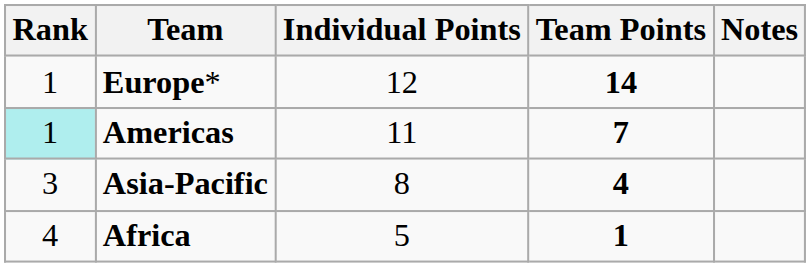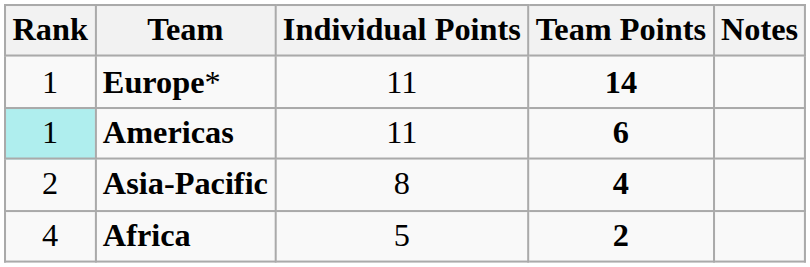(402, 81) 12 -> (402, 81) 11
(621, 132) 7 -> (621, 132) 6
(50, 183) 3 -> (50, 183) 2
(621, 235) 1 -> (621, 235) 2
